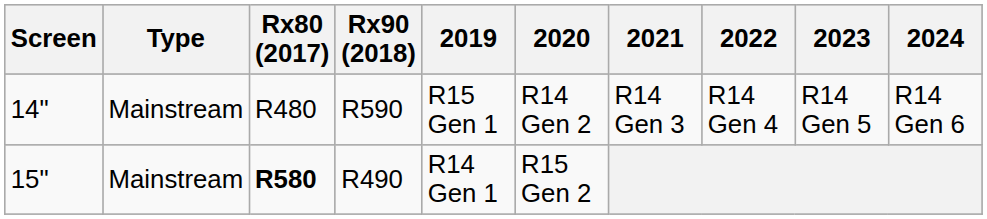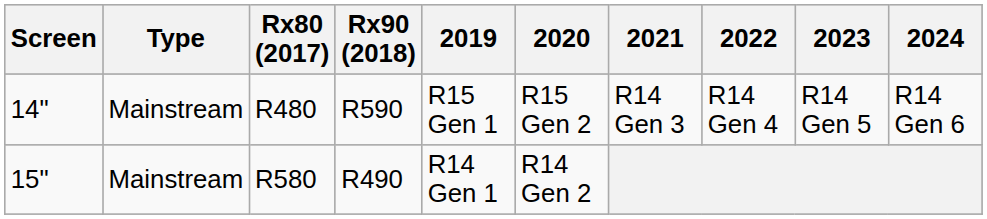(556, 109) R14 Gen 2 -> (556, 109) R15 Gen 2
(286, 179) bold -> (286, 179) normal
(556, 179) R15 Gen 2 -> (556, 179) R14 Gen 2
